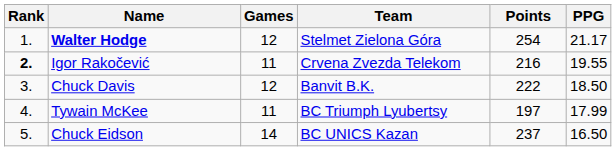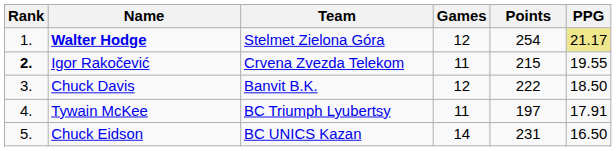columns swapped: (393, 16) <-> (269, 16)
(589, 39) no background -> (589, 39) khaki background
(528, 63) 216 -> (528, 63) 215
(589, 110) 17.99 -> (589, 110) 17.91
(528, 134) 237 -> (528, 134) 231
